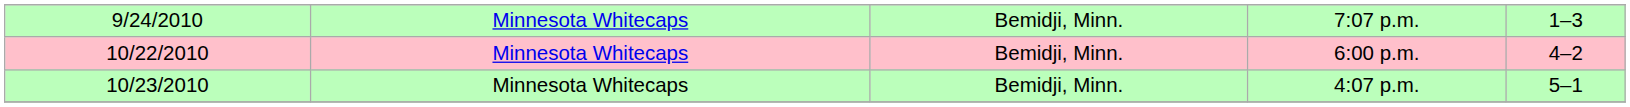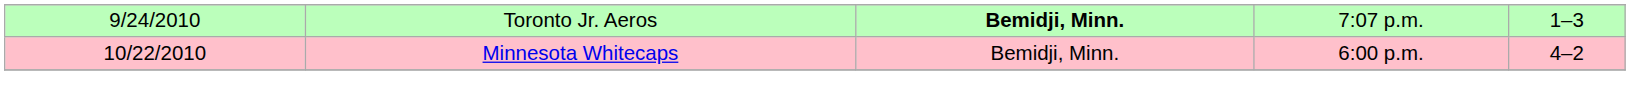(590, 20) Minnesota Whitecaps -> (580, 20) Toronto Jr. Aeros
(1059, 20) normal -> (1055, 20) bold
- row: (1377, 85)
